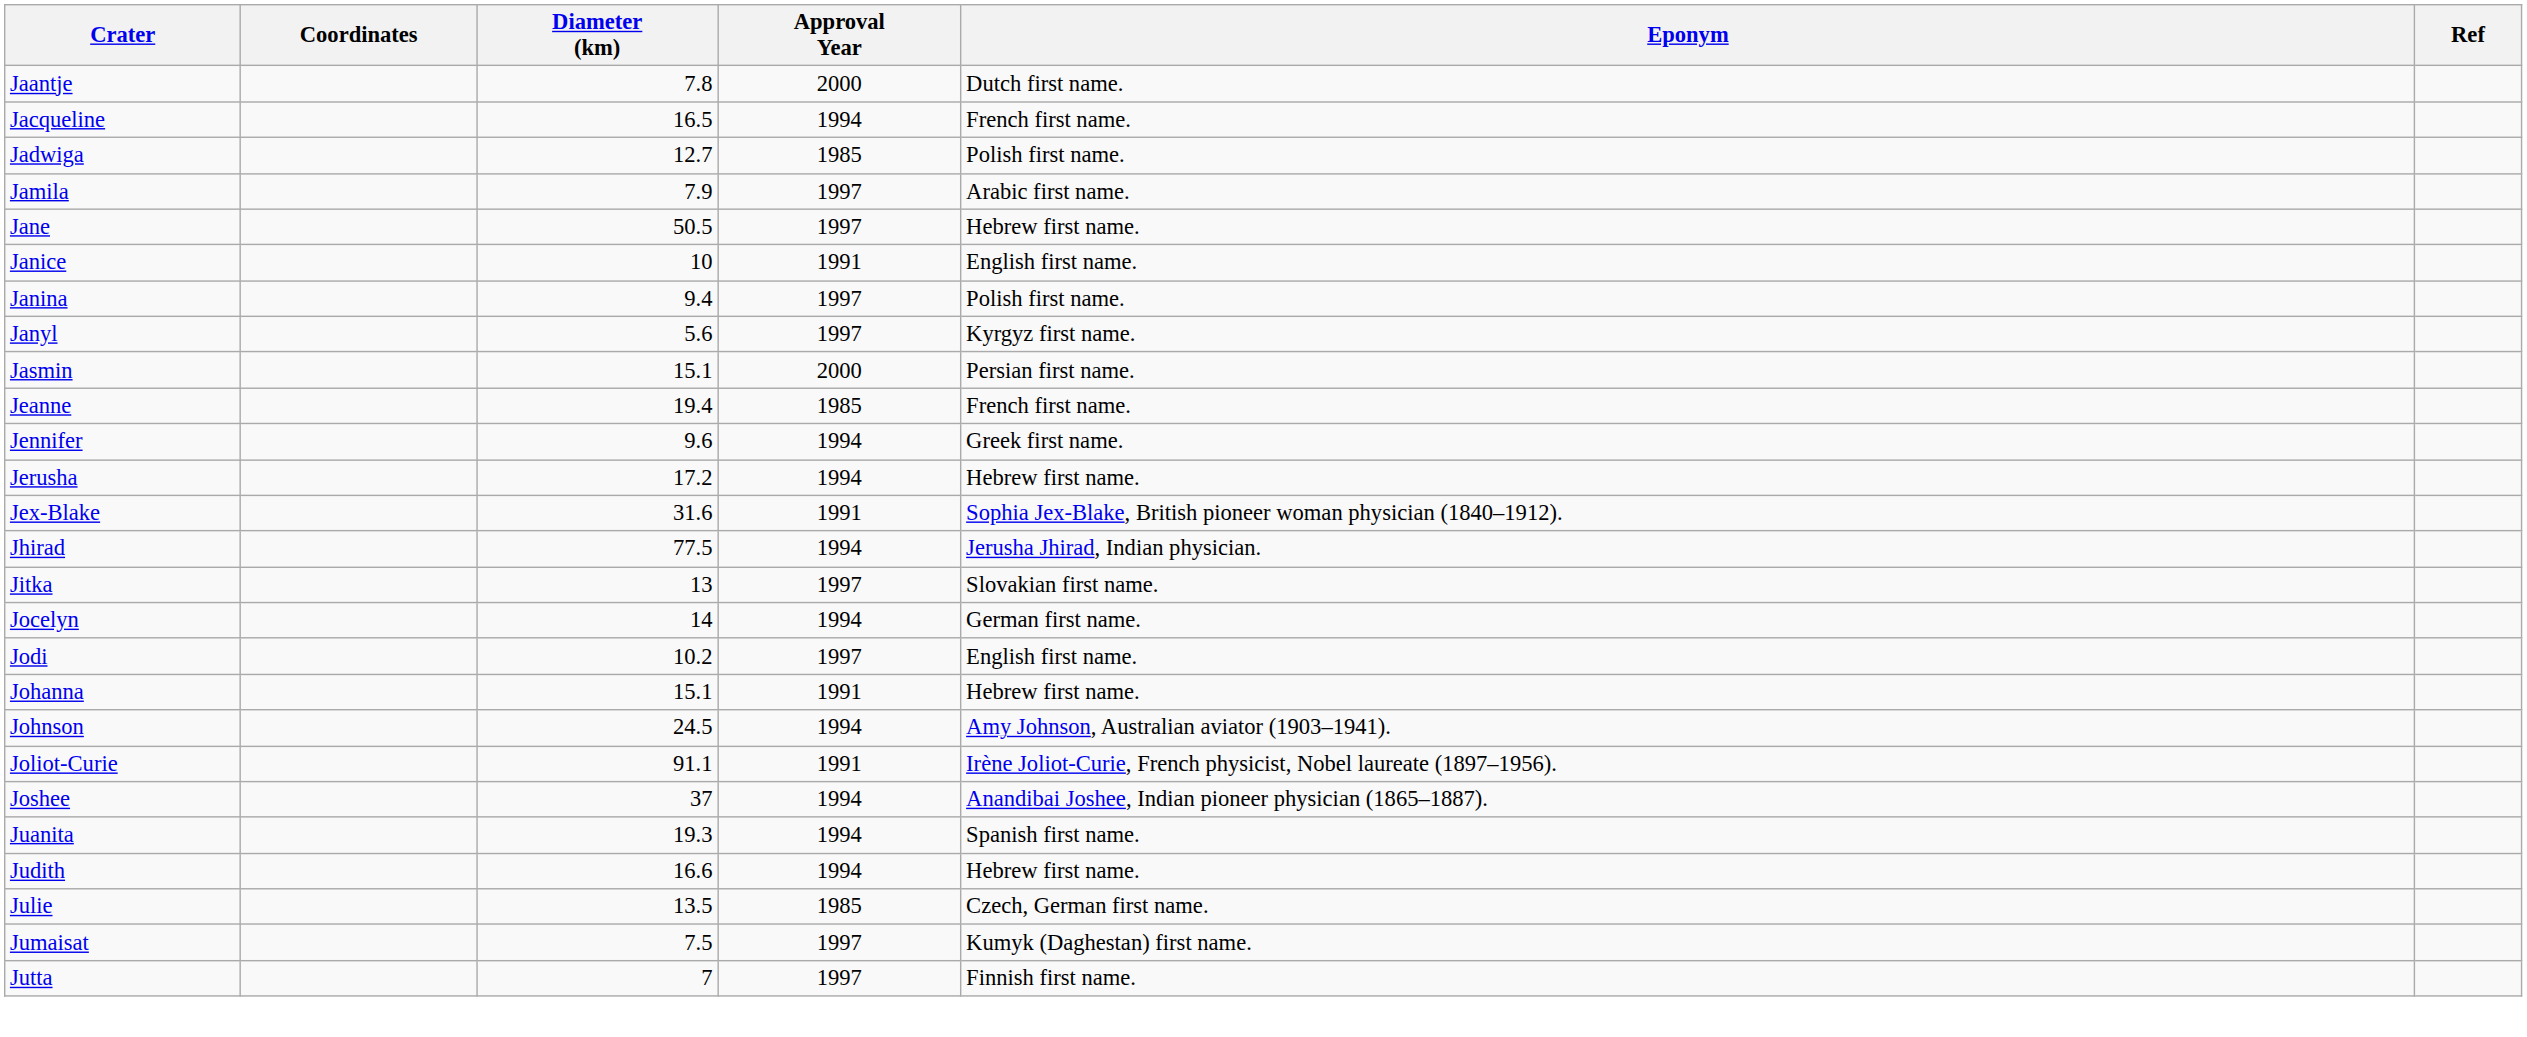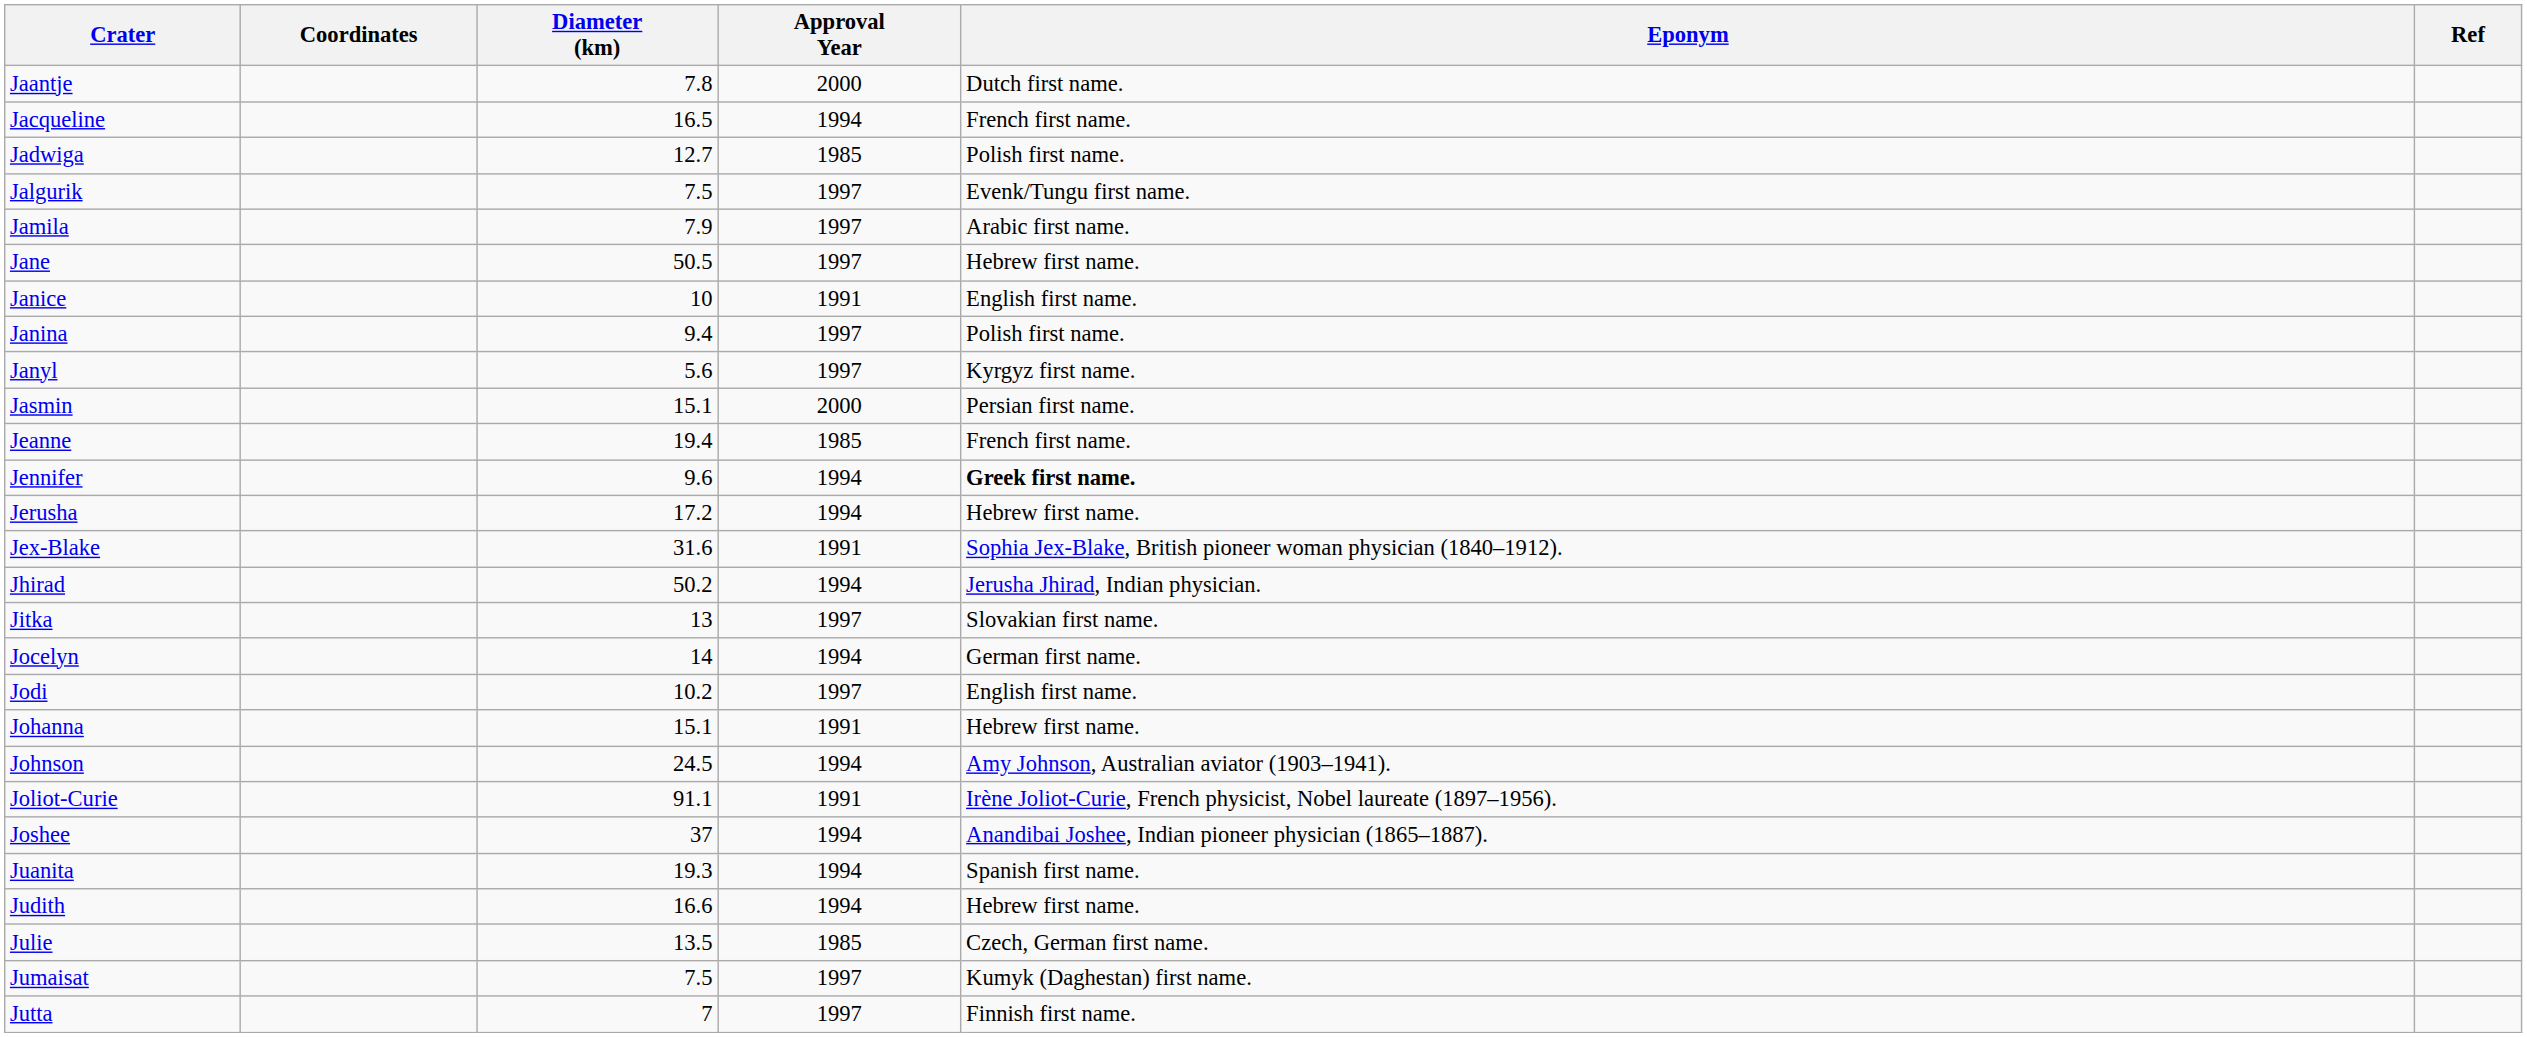+ row: (46, 190)
(1045, 441) normal -> (1051, 477) bold
(693, 548) 77.5 -> (693, 584) 50.2
